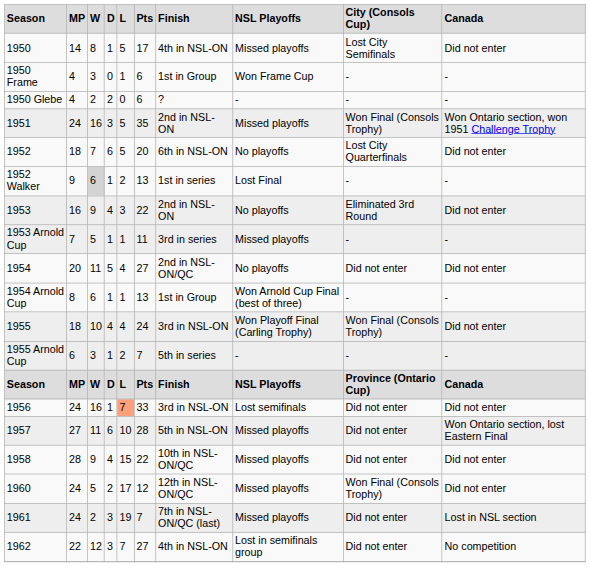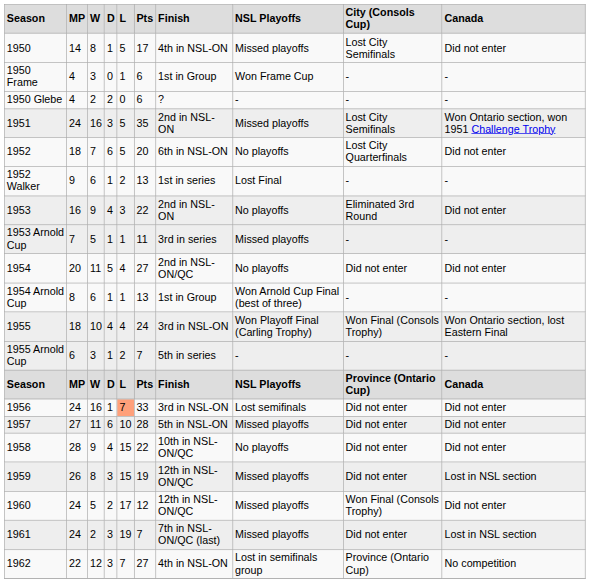(392, 123) Won Final (Consols Trophy) -> (370, 123) Lost City Semifinals
(93, 181) lightgrey background -> (93, 181) no background
(475, 326) Did not enter -> (504, 326) Won Ontario section, lost Eastern Final
(504, 430) Won Ontario section, lost Eastern Final -> (475, 424) Did not enter
(272, 459) Missed playoffs -> (262, 447) No playoffs
+ row: (19, 476)
(376, 547) Did not enter -> (387, 564) Province (Ontario Cup)
